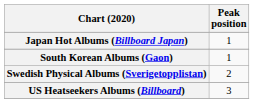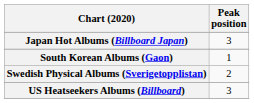(229, 40) 1 -> (229, 40) 3
